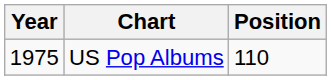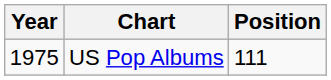(252, 57) 110 -> (251, 57) 111
